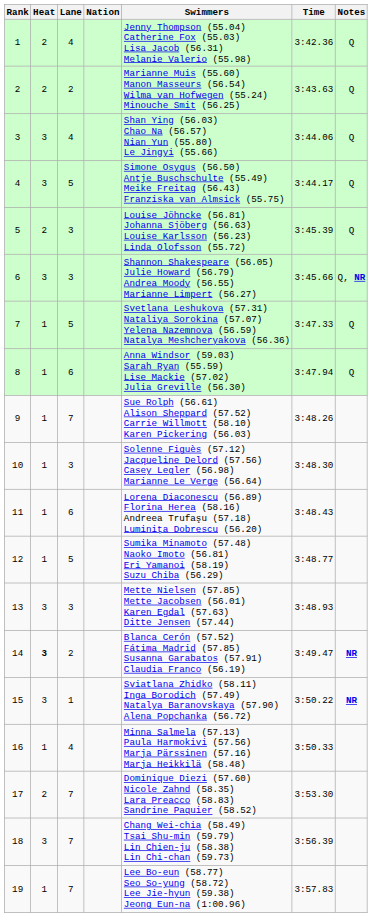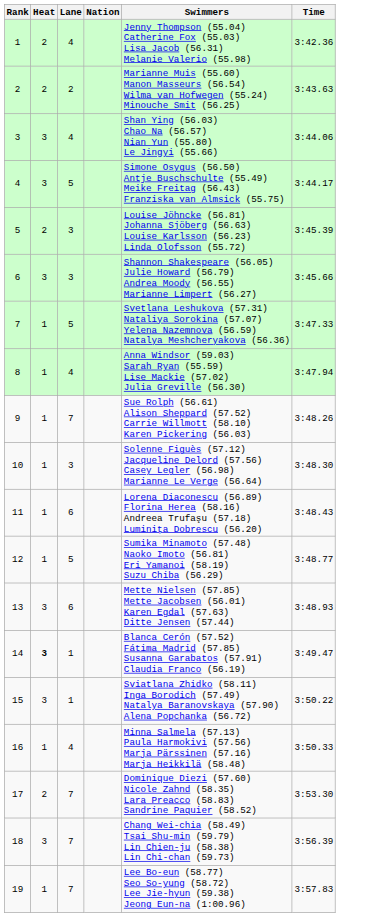- column: (351, 12)
(71, 372) 6 -> (71, 372) 4
(71, 607) 3 -> (71, 607) 6
(71, 654) 2 -> (71, 654) 1
